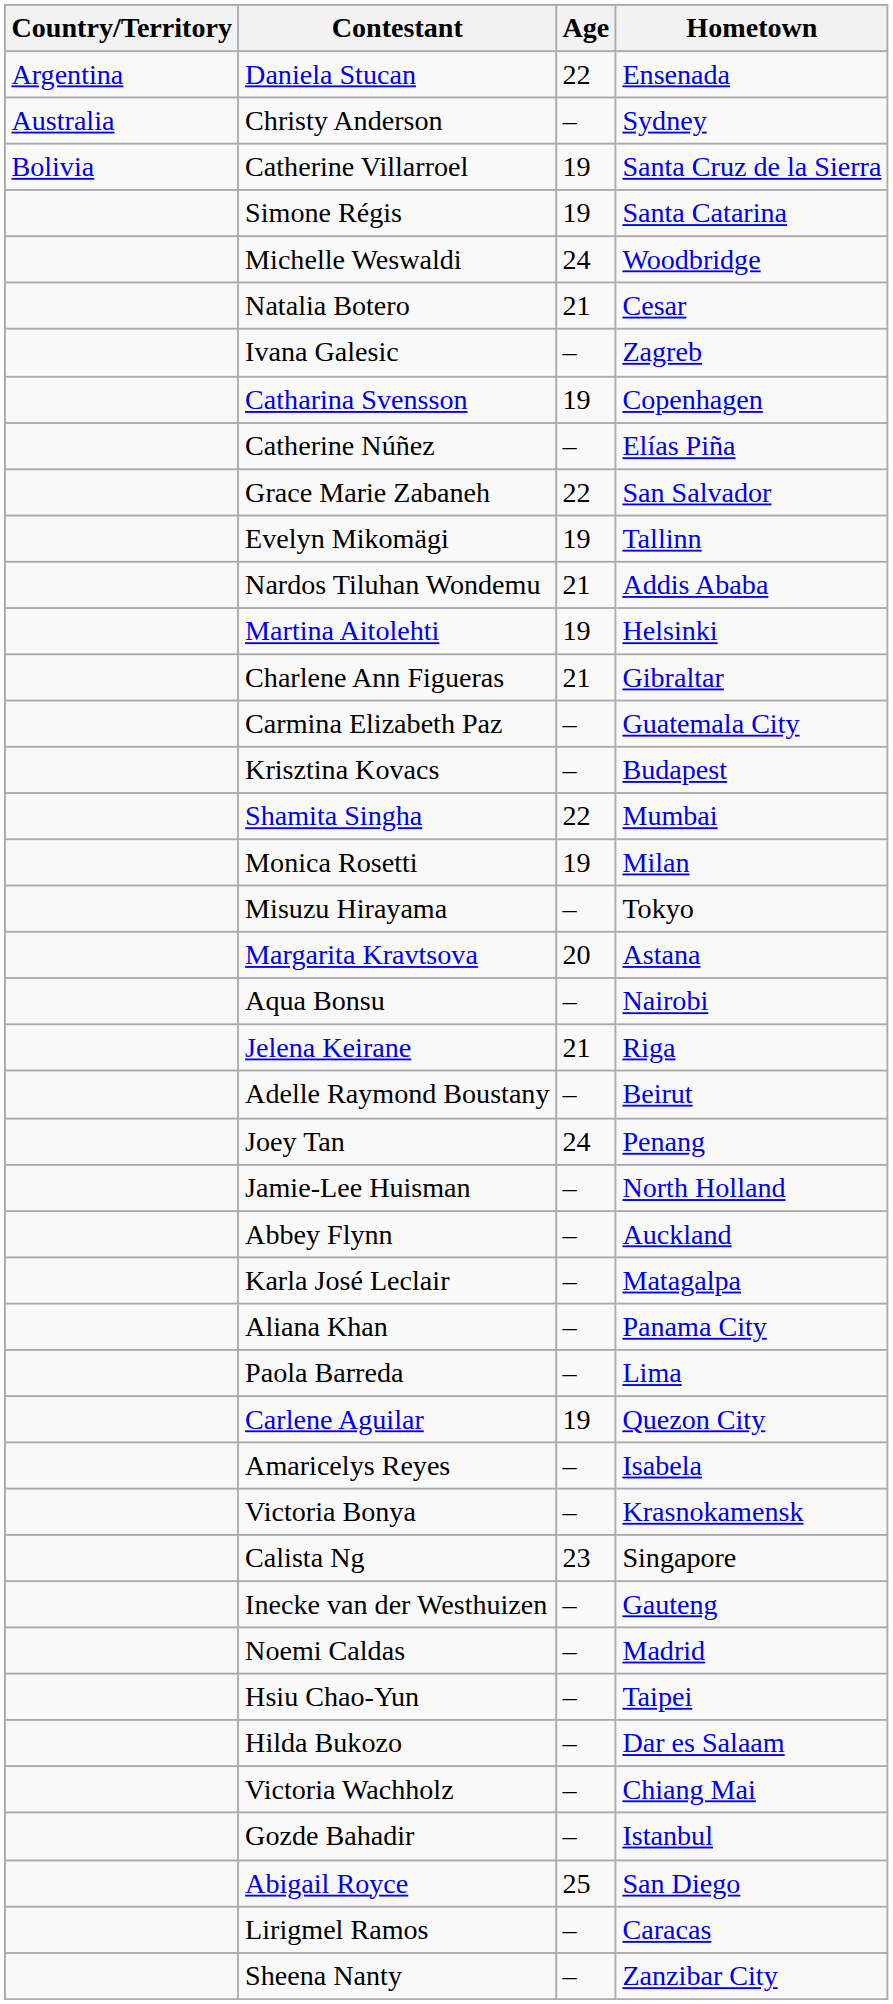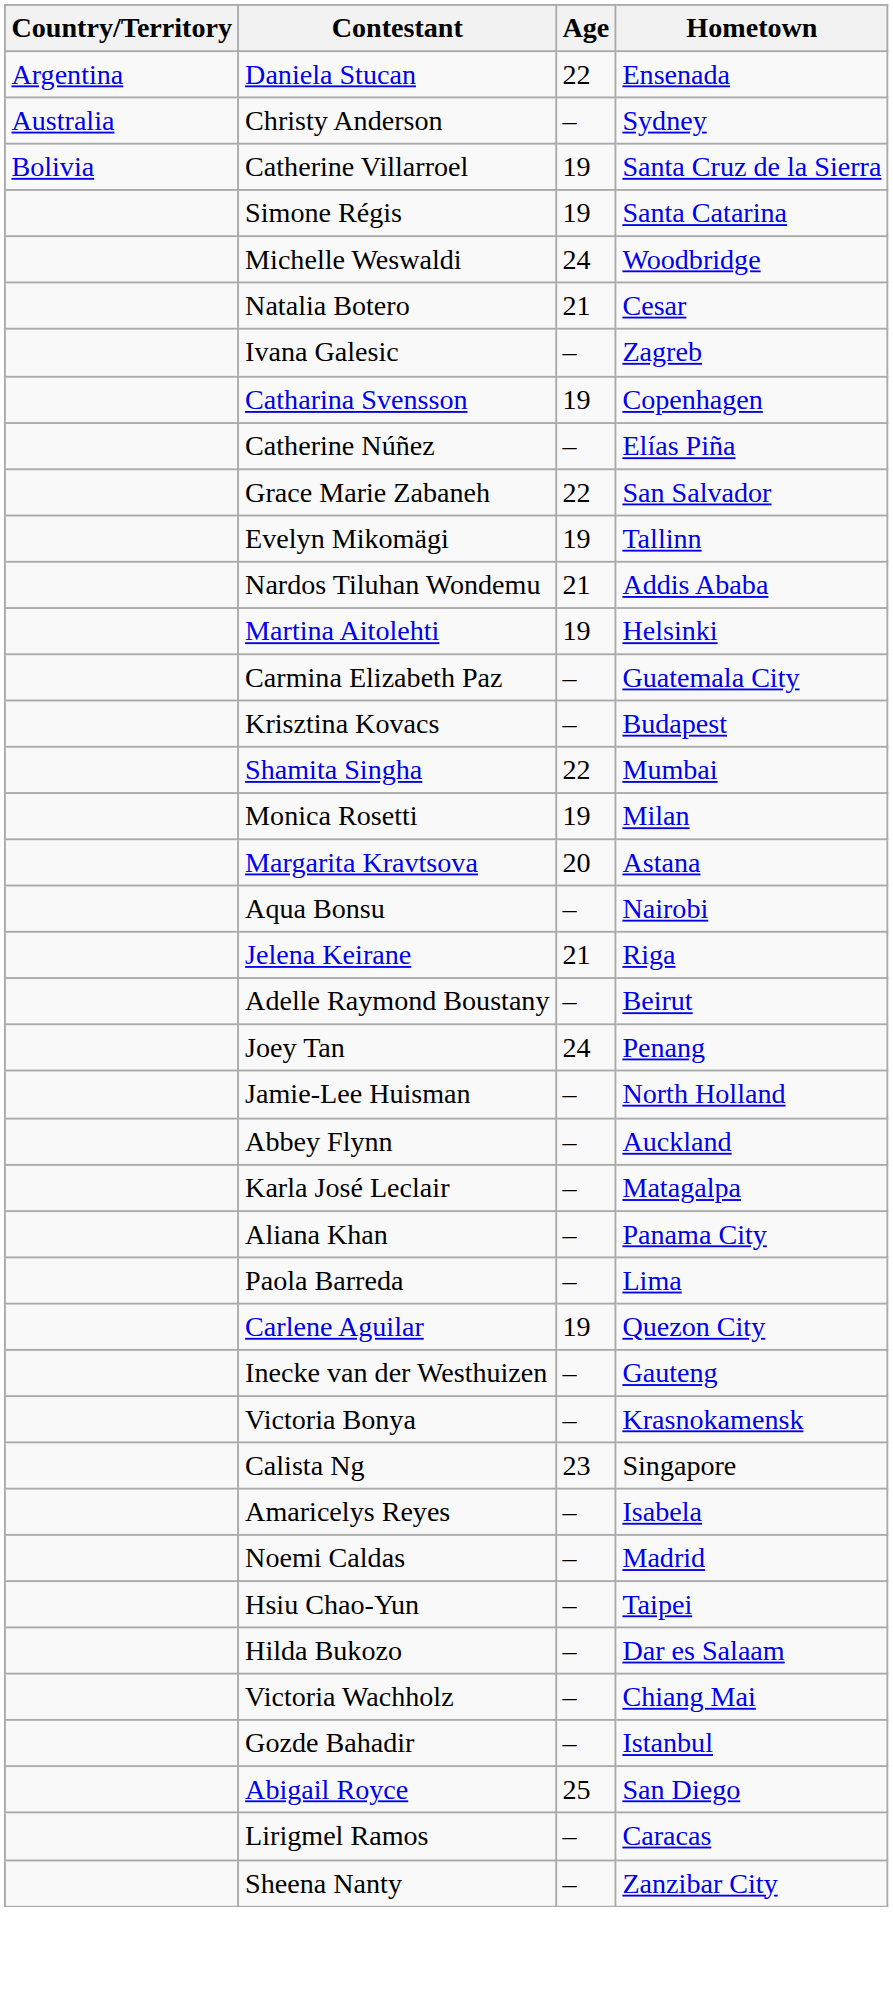- row: (375, 676)
- row: (346, 908)
rows swapped: (348, 1465) <-> (396, 1604)
